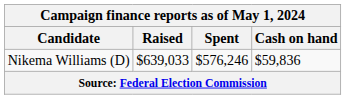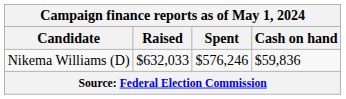(163, 60) $639,033 -> (163, 60) $632,033
